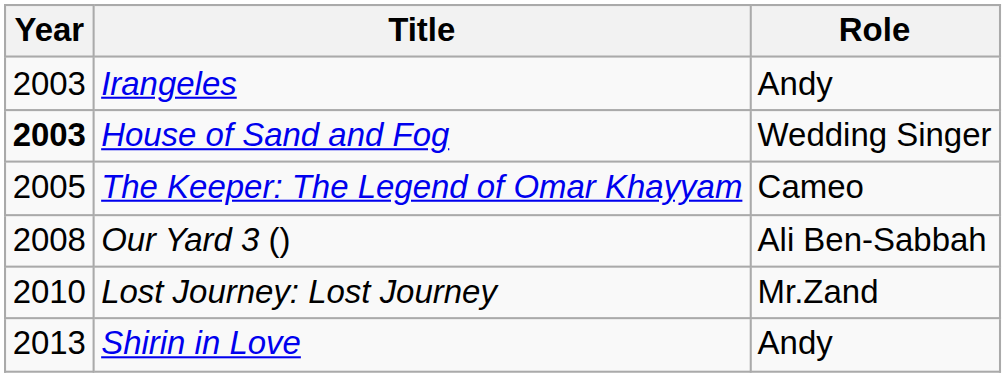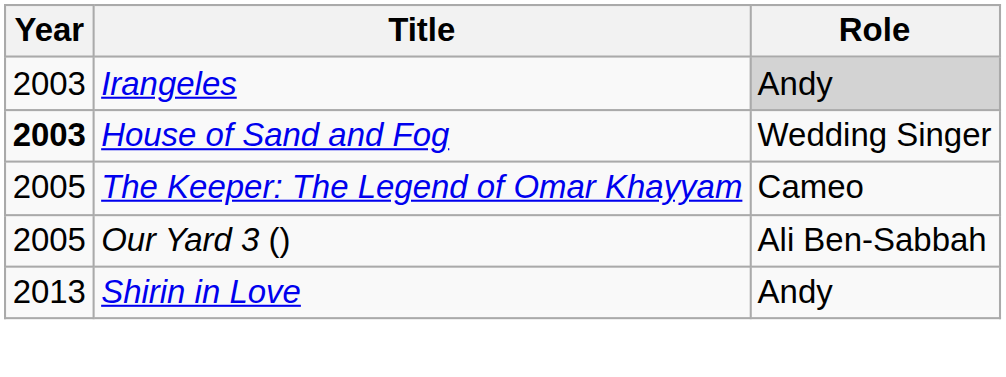(795, 82) no background -> (795, 82) lightgrey background
(49, 239) 2008 -> (49, 239) 2005
- row: (299, 291)
